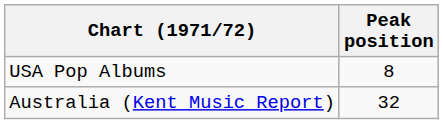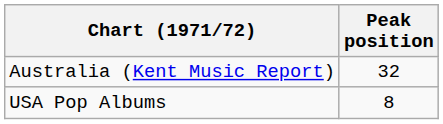rows swapped: (172, 103) <-> (88, 72)
